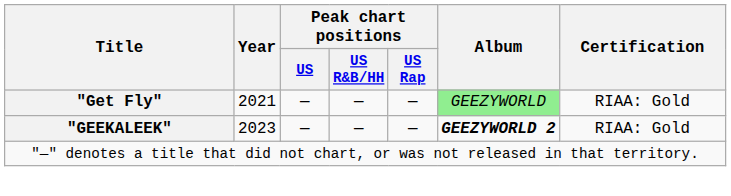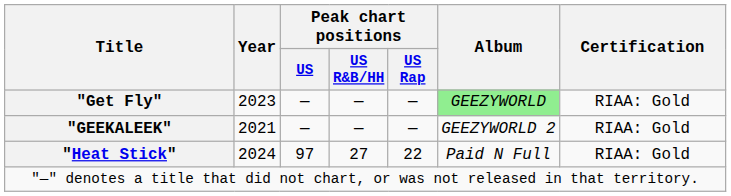(257, 103) 2021 -> (257, 103) 2023
(257, 129) 2023 -> (257, 129) 2021
(498, 129) bold -> (498, 129) normal
+ row: (119, 154)
